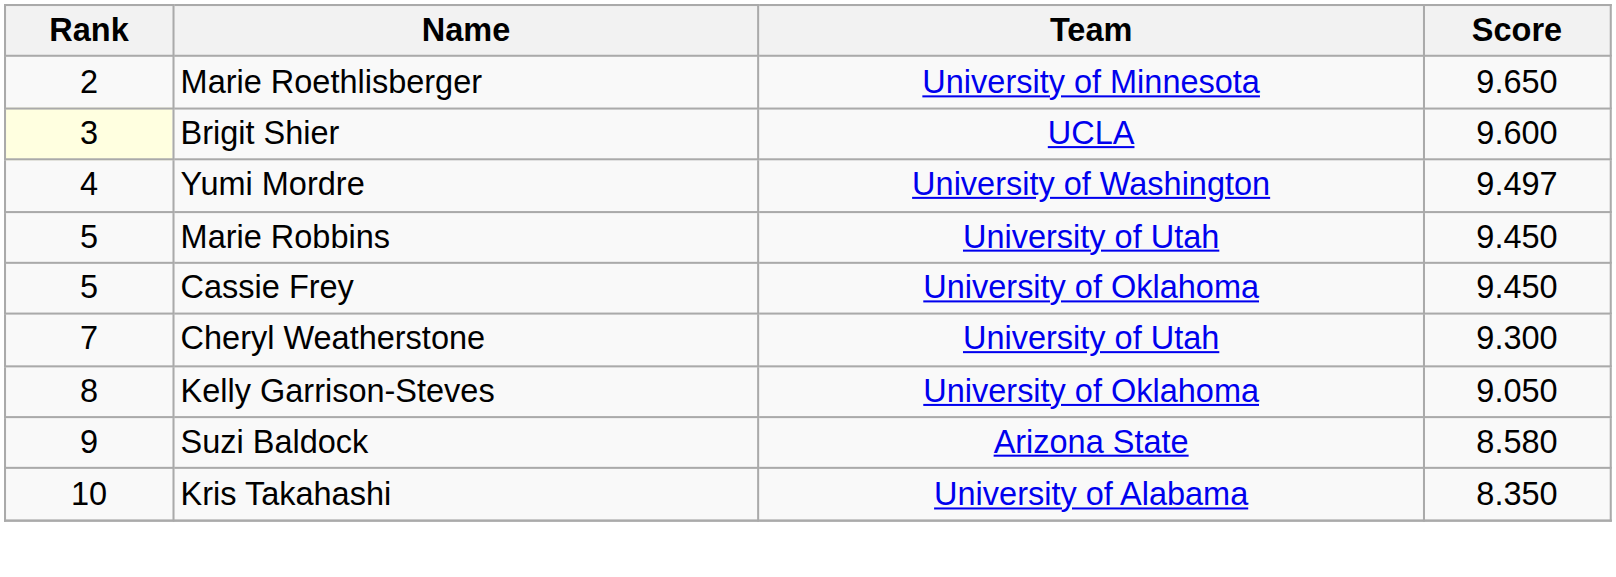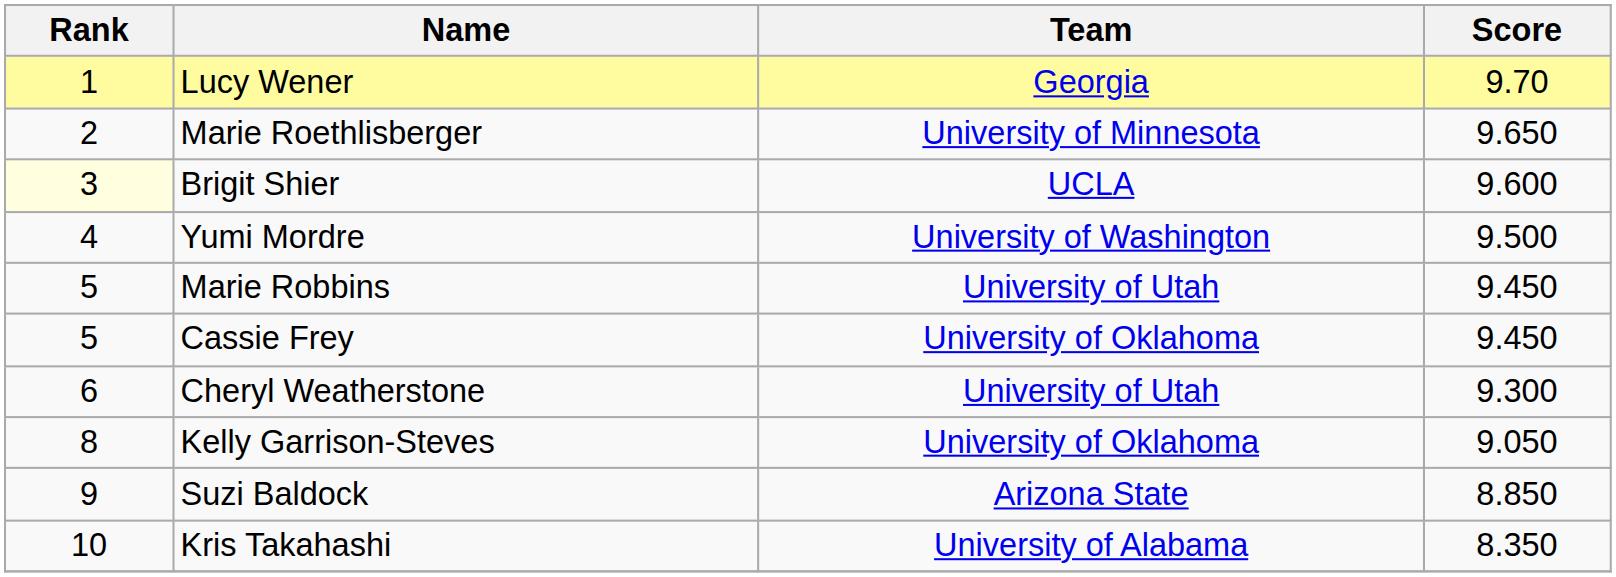+ row: (267, 81)
(1517, 184) 9.497 -> (1517, 236) 9.500
(89, 339) 7 -> (89, 390) 6
(1517, 442) 8.580 -> (1517, 493) 8.850
